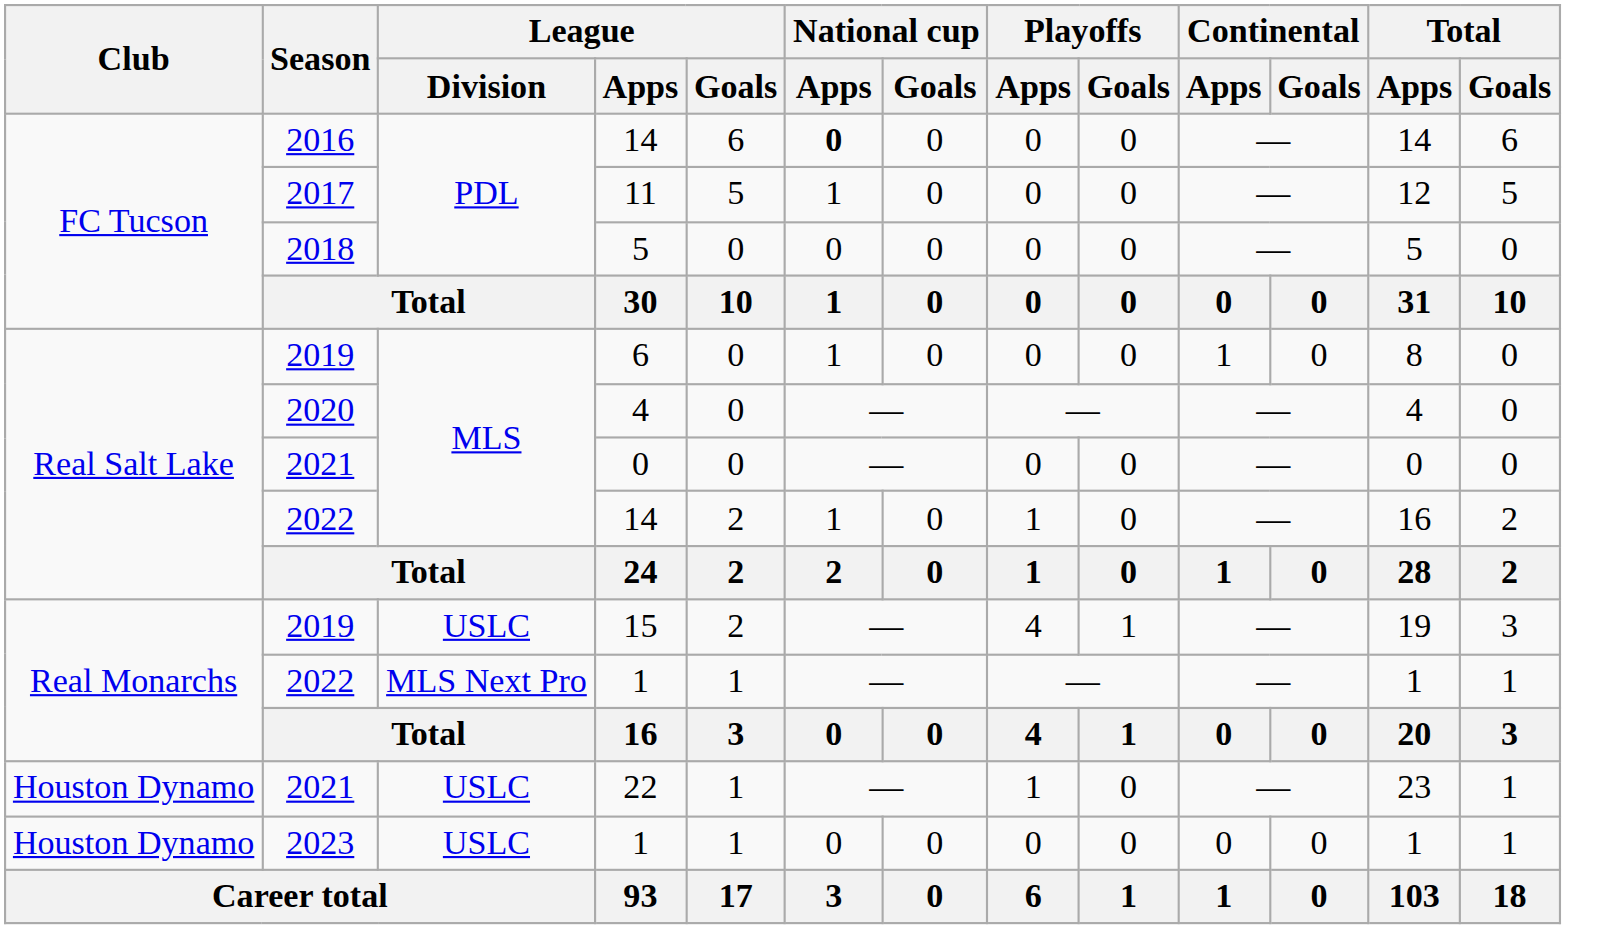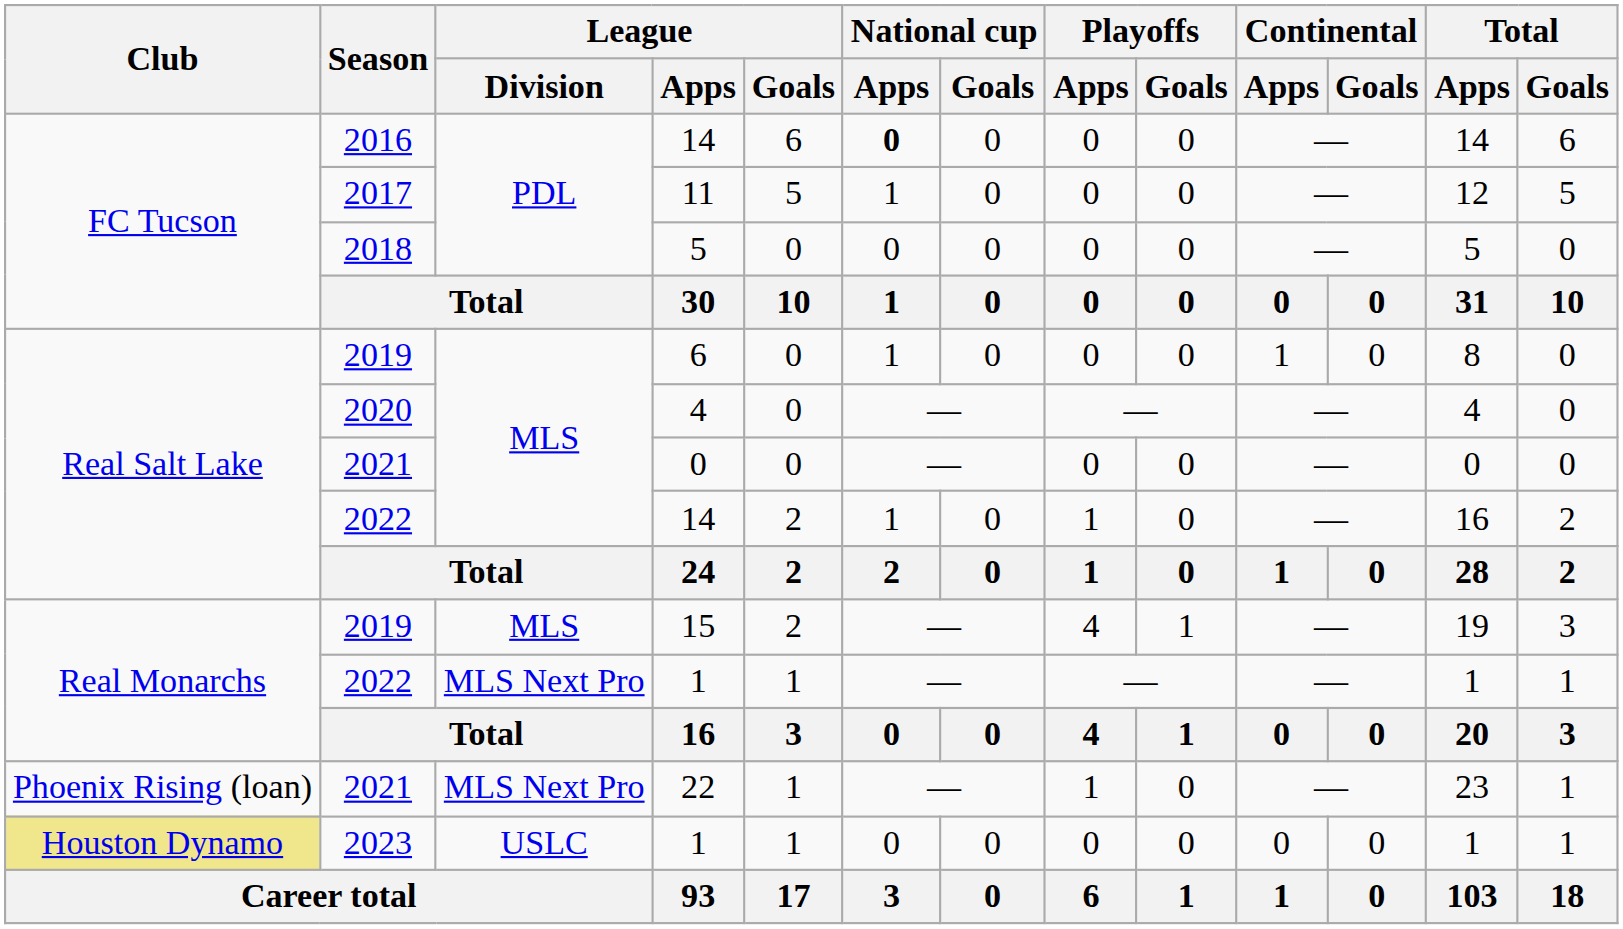(486, 626) USLC -> (544, 626) MLS
(134, 788) Houston Dynamo -> (162, 788) Phoenix Rising (loan)
(486, 788) USLC -> (544, 788) MLS Next Pro
(134, 842) no background -> (162, 842) khaki background
